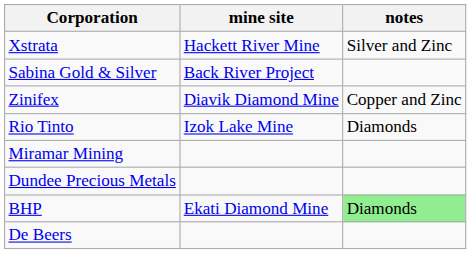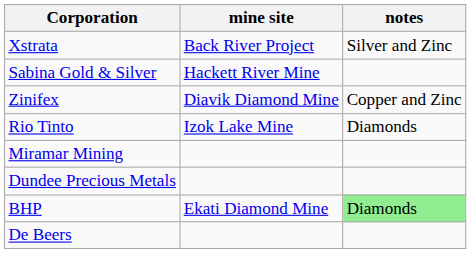(252, 45) Hackett River Mine -> (249, 45) Back River Project
(249, 72) Back River Project -> (252, 72) Hackett River Mine
